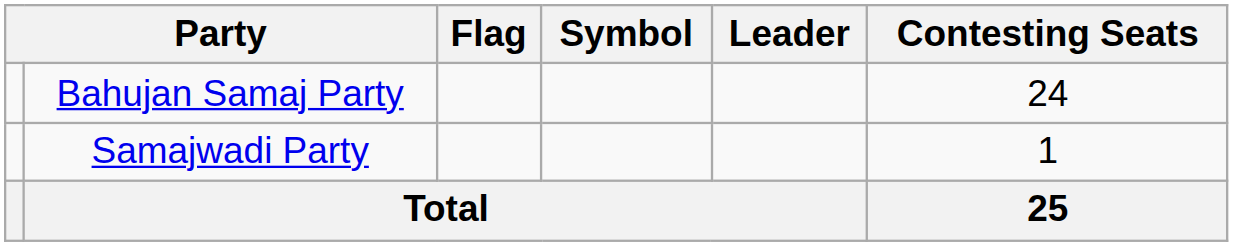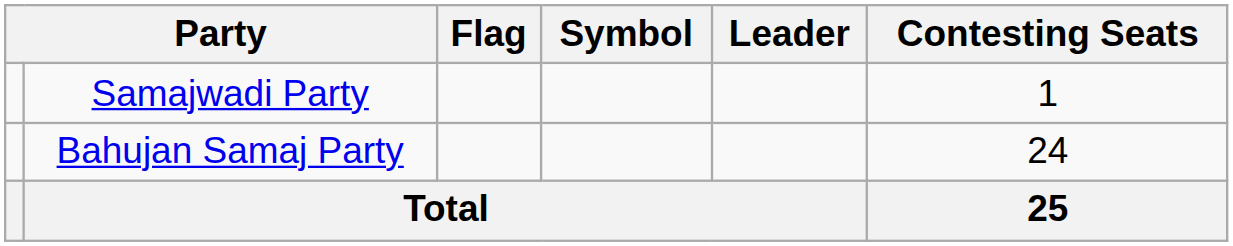rows swapped: (230, 92) <-> (230, 151)
